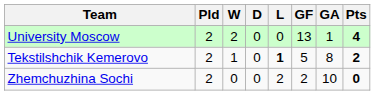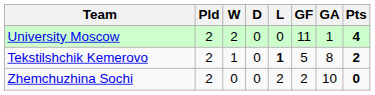(304, 36) 13 -> (304, 36) 11
